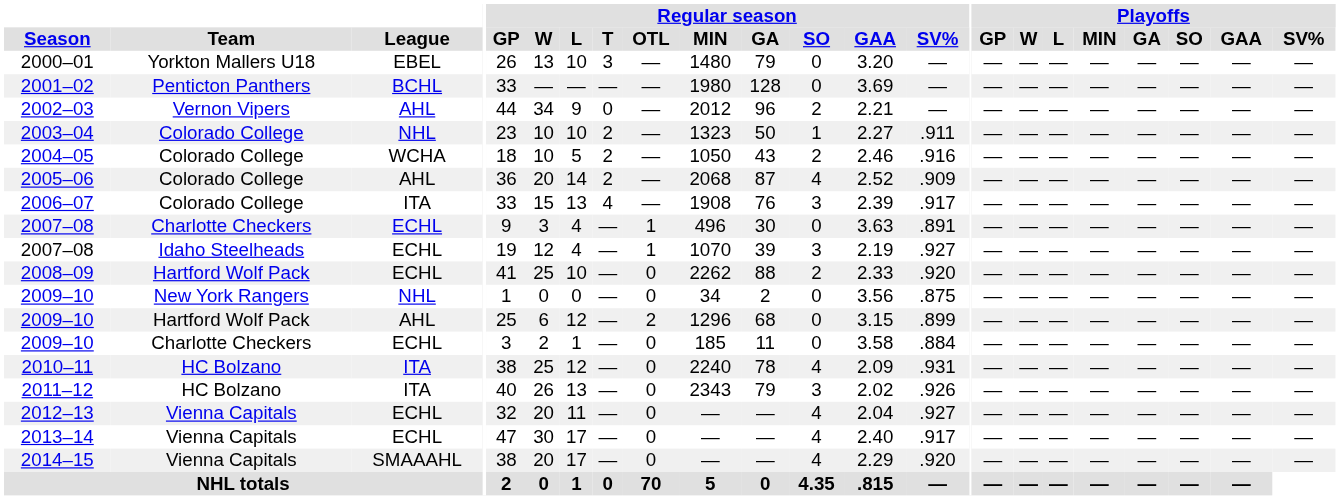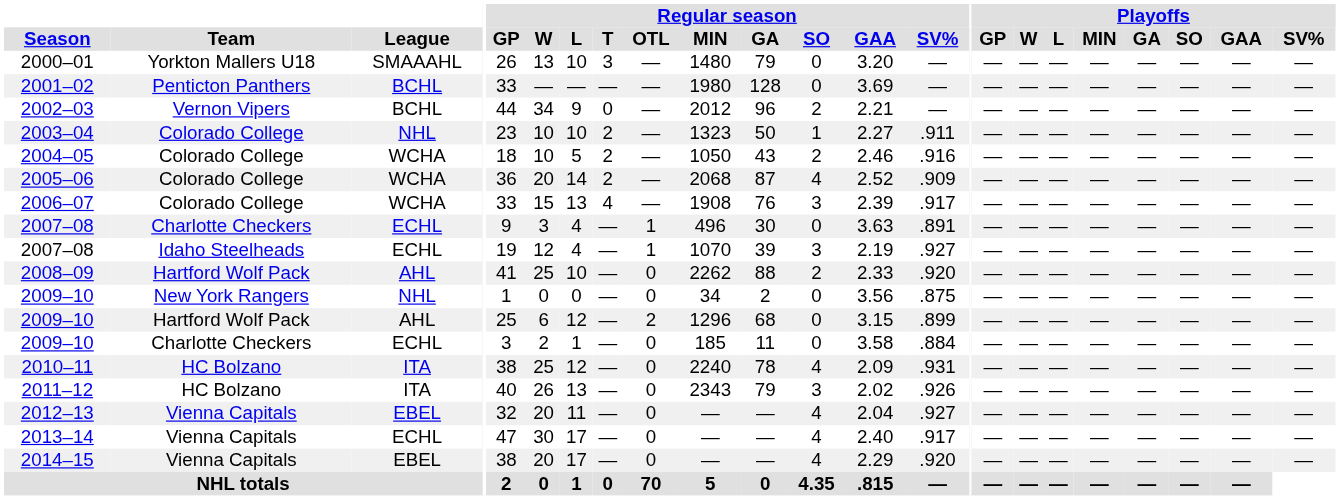(417, 62) EBEL -> (417, 62) SMAAAHL
(417, 109) AHL -> (417, 109) BCHL
(417, 179) AHL -> (417, 179) WCHA
(417, 202) ITA -> (417, 202) WCHA
(417, 273) ECHL -> (417, 273) AHL
(417, 413) ECHL -> (417, 413) EBEL
(417, 460) SMAAAHL -> (417, 460) EBEL
